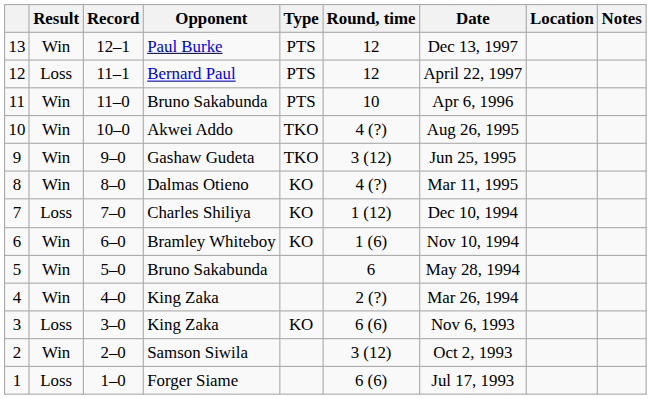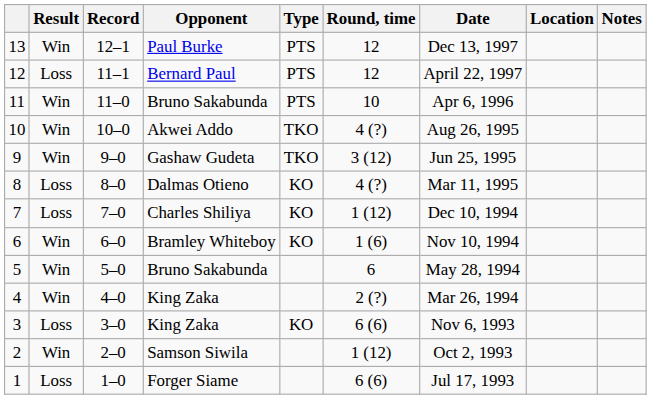(56, 185) Win -> (56, 185) Loss
(371, 352) 3 (12) -> (371, 352) 1 (12)
